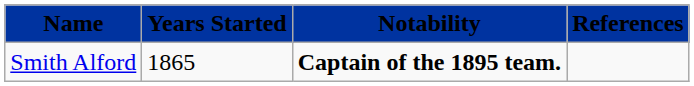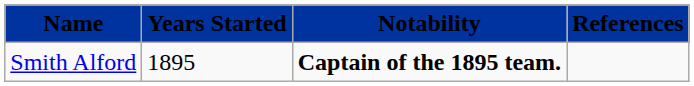(171, 61) 1865 -> (171, 61) 1895
